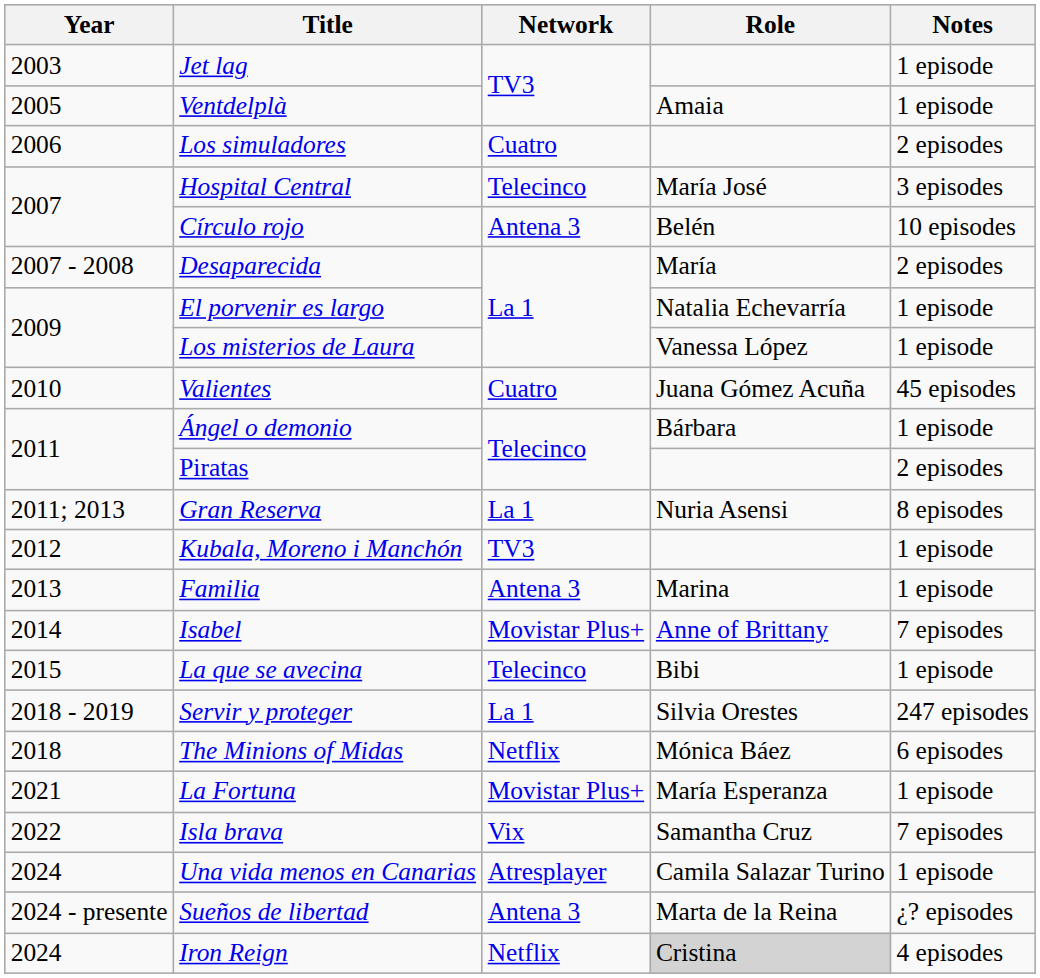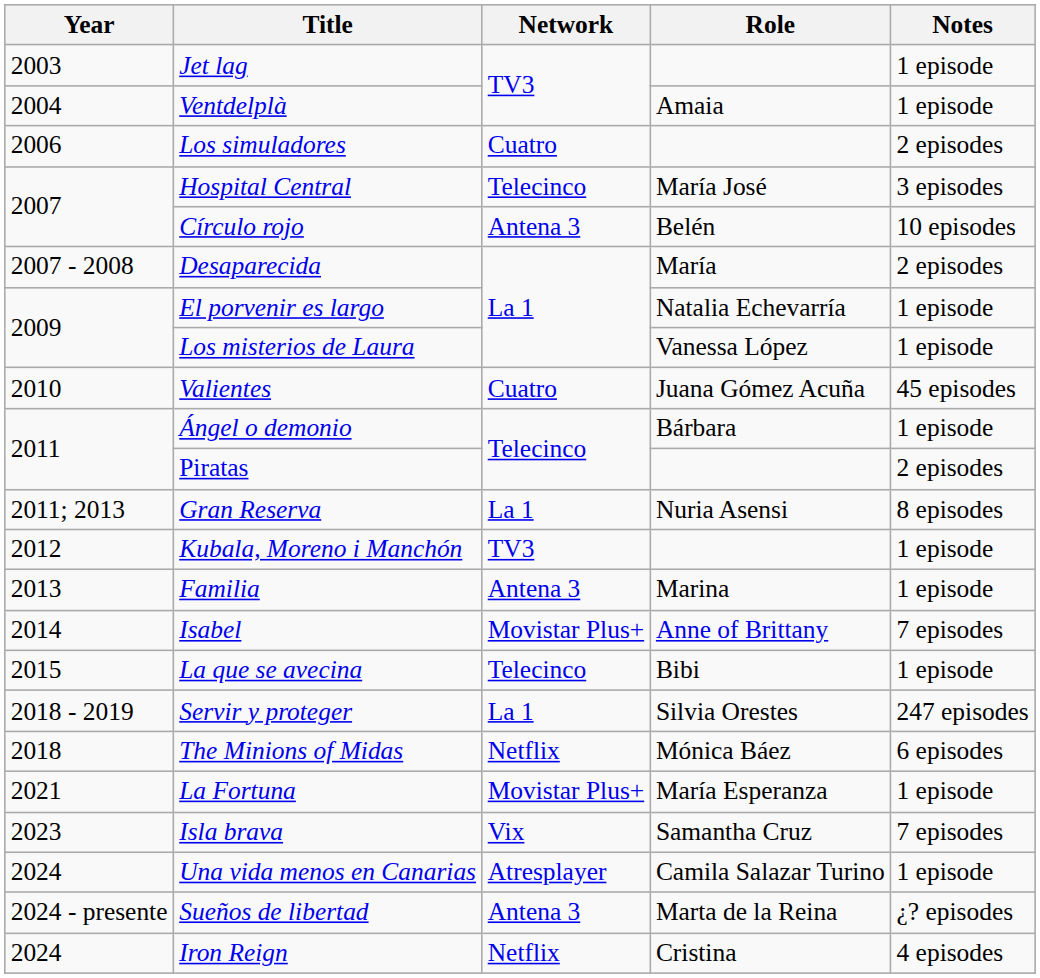(36, 105) 2005 -> (36, 105) 2004
(36, 831) 2022 -> (36, 831) 2023
(696, 952) lightgrey background -> (696, 952) no background
